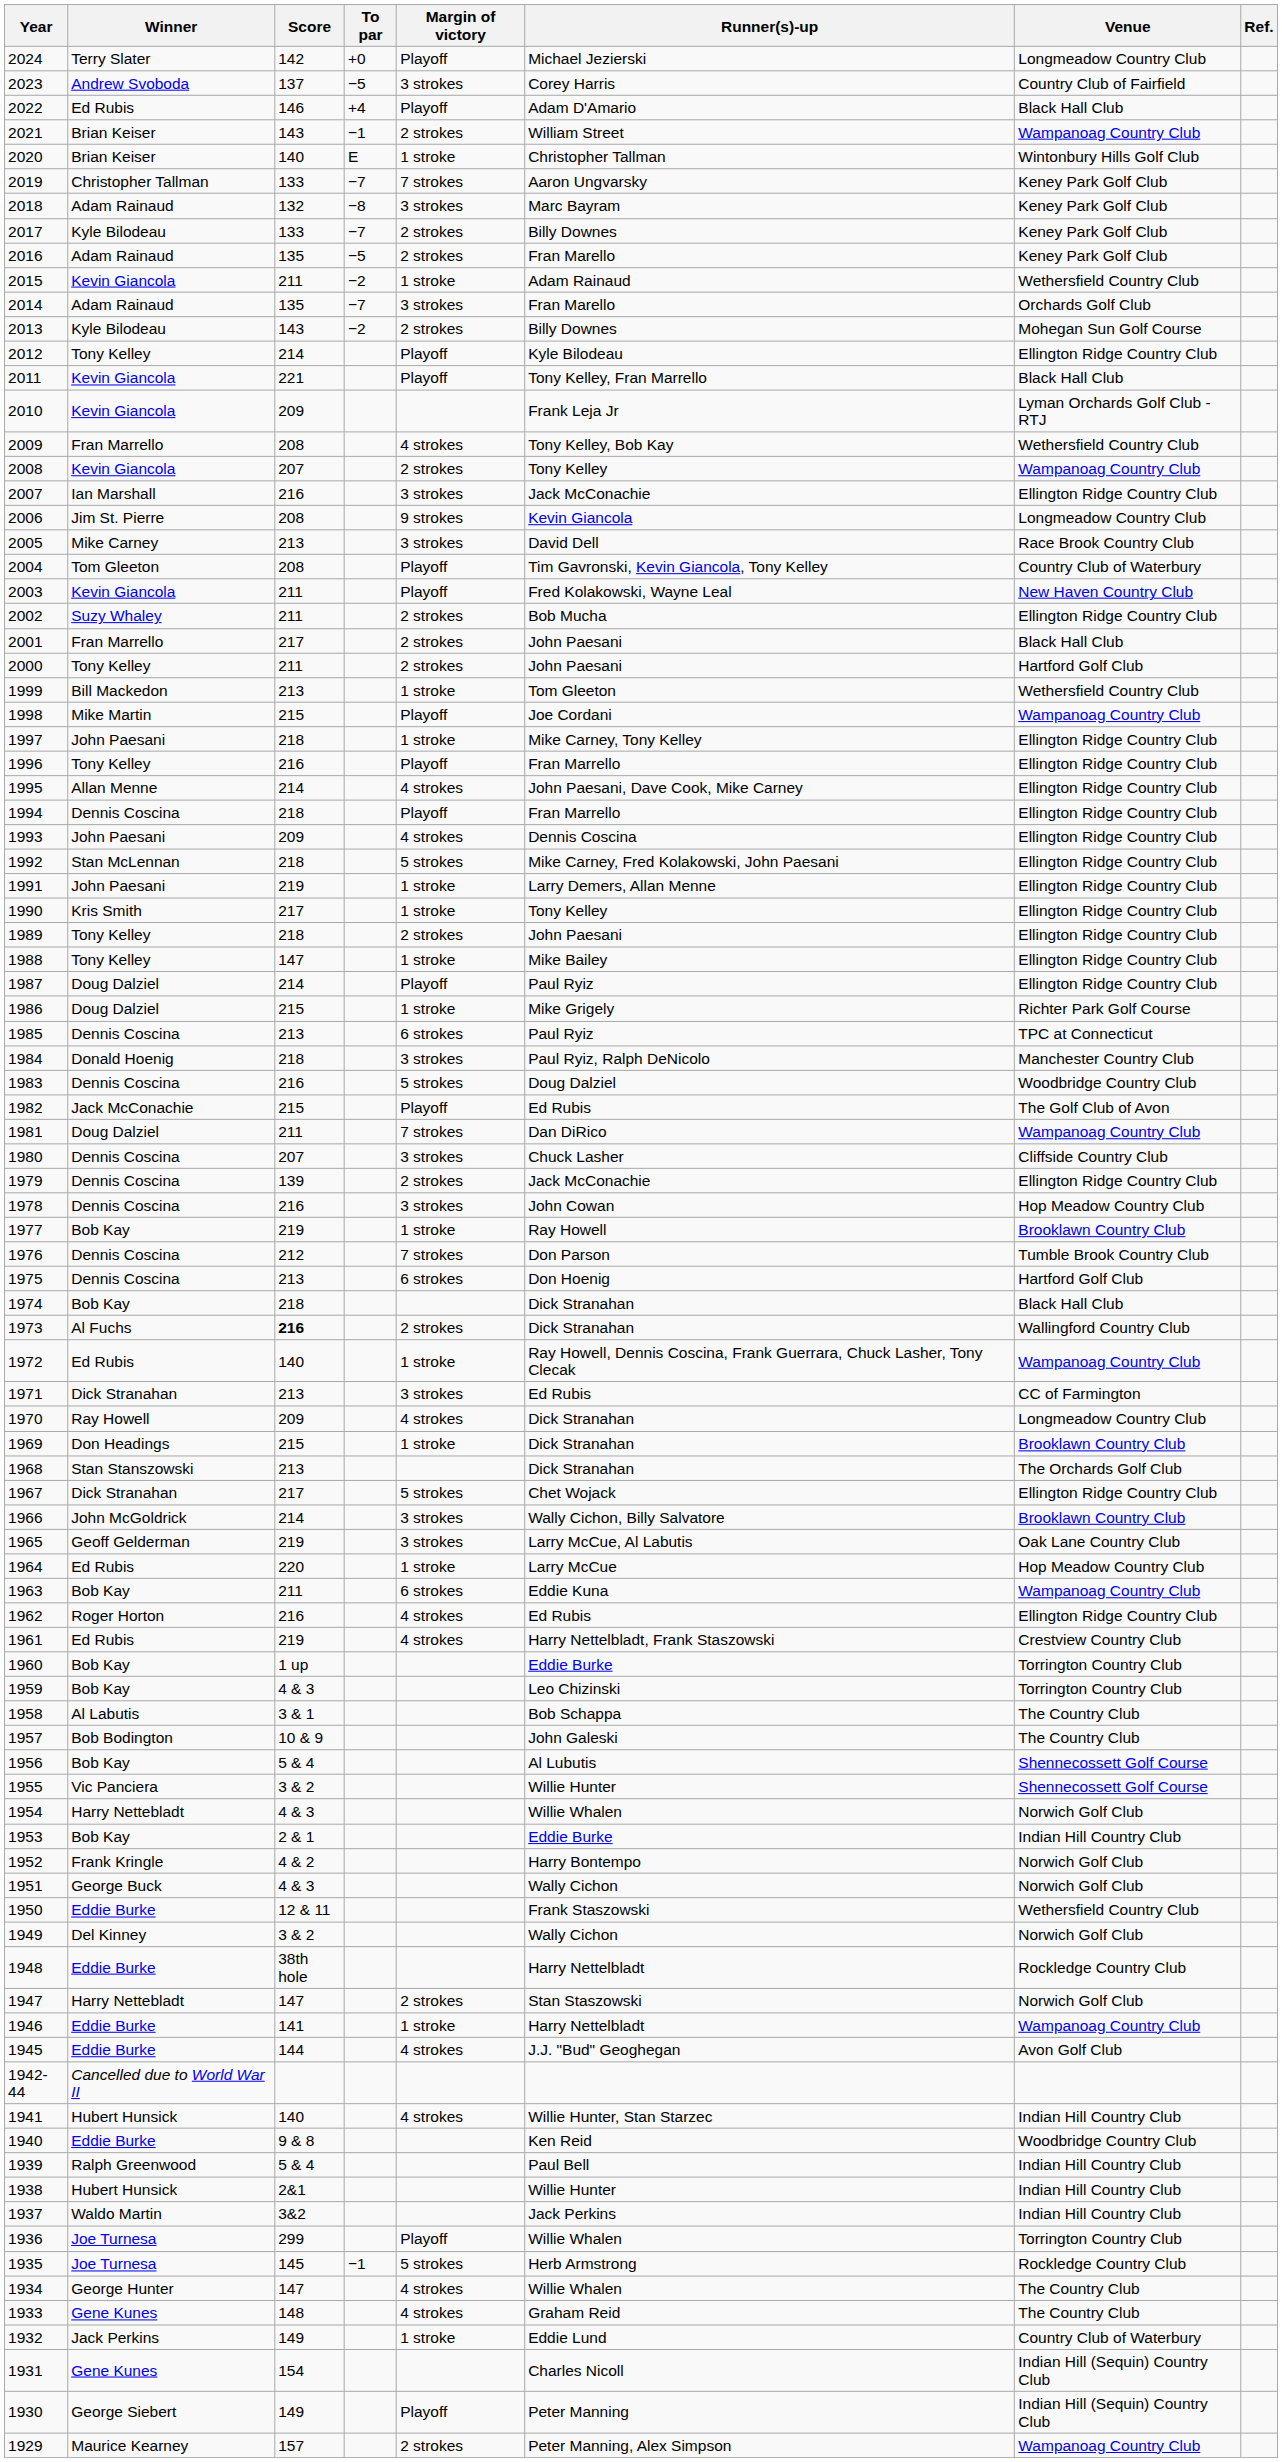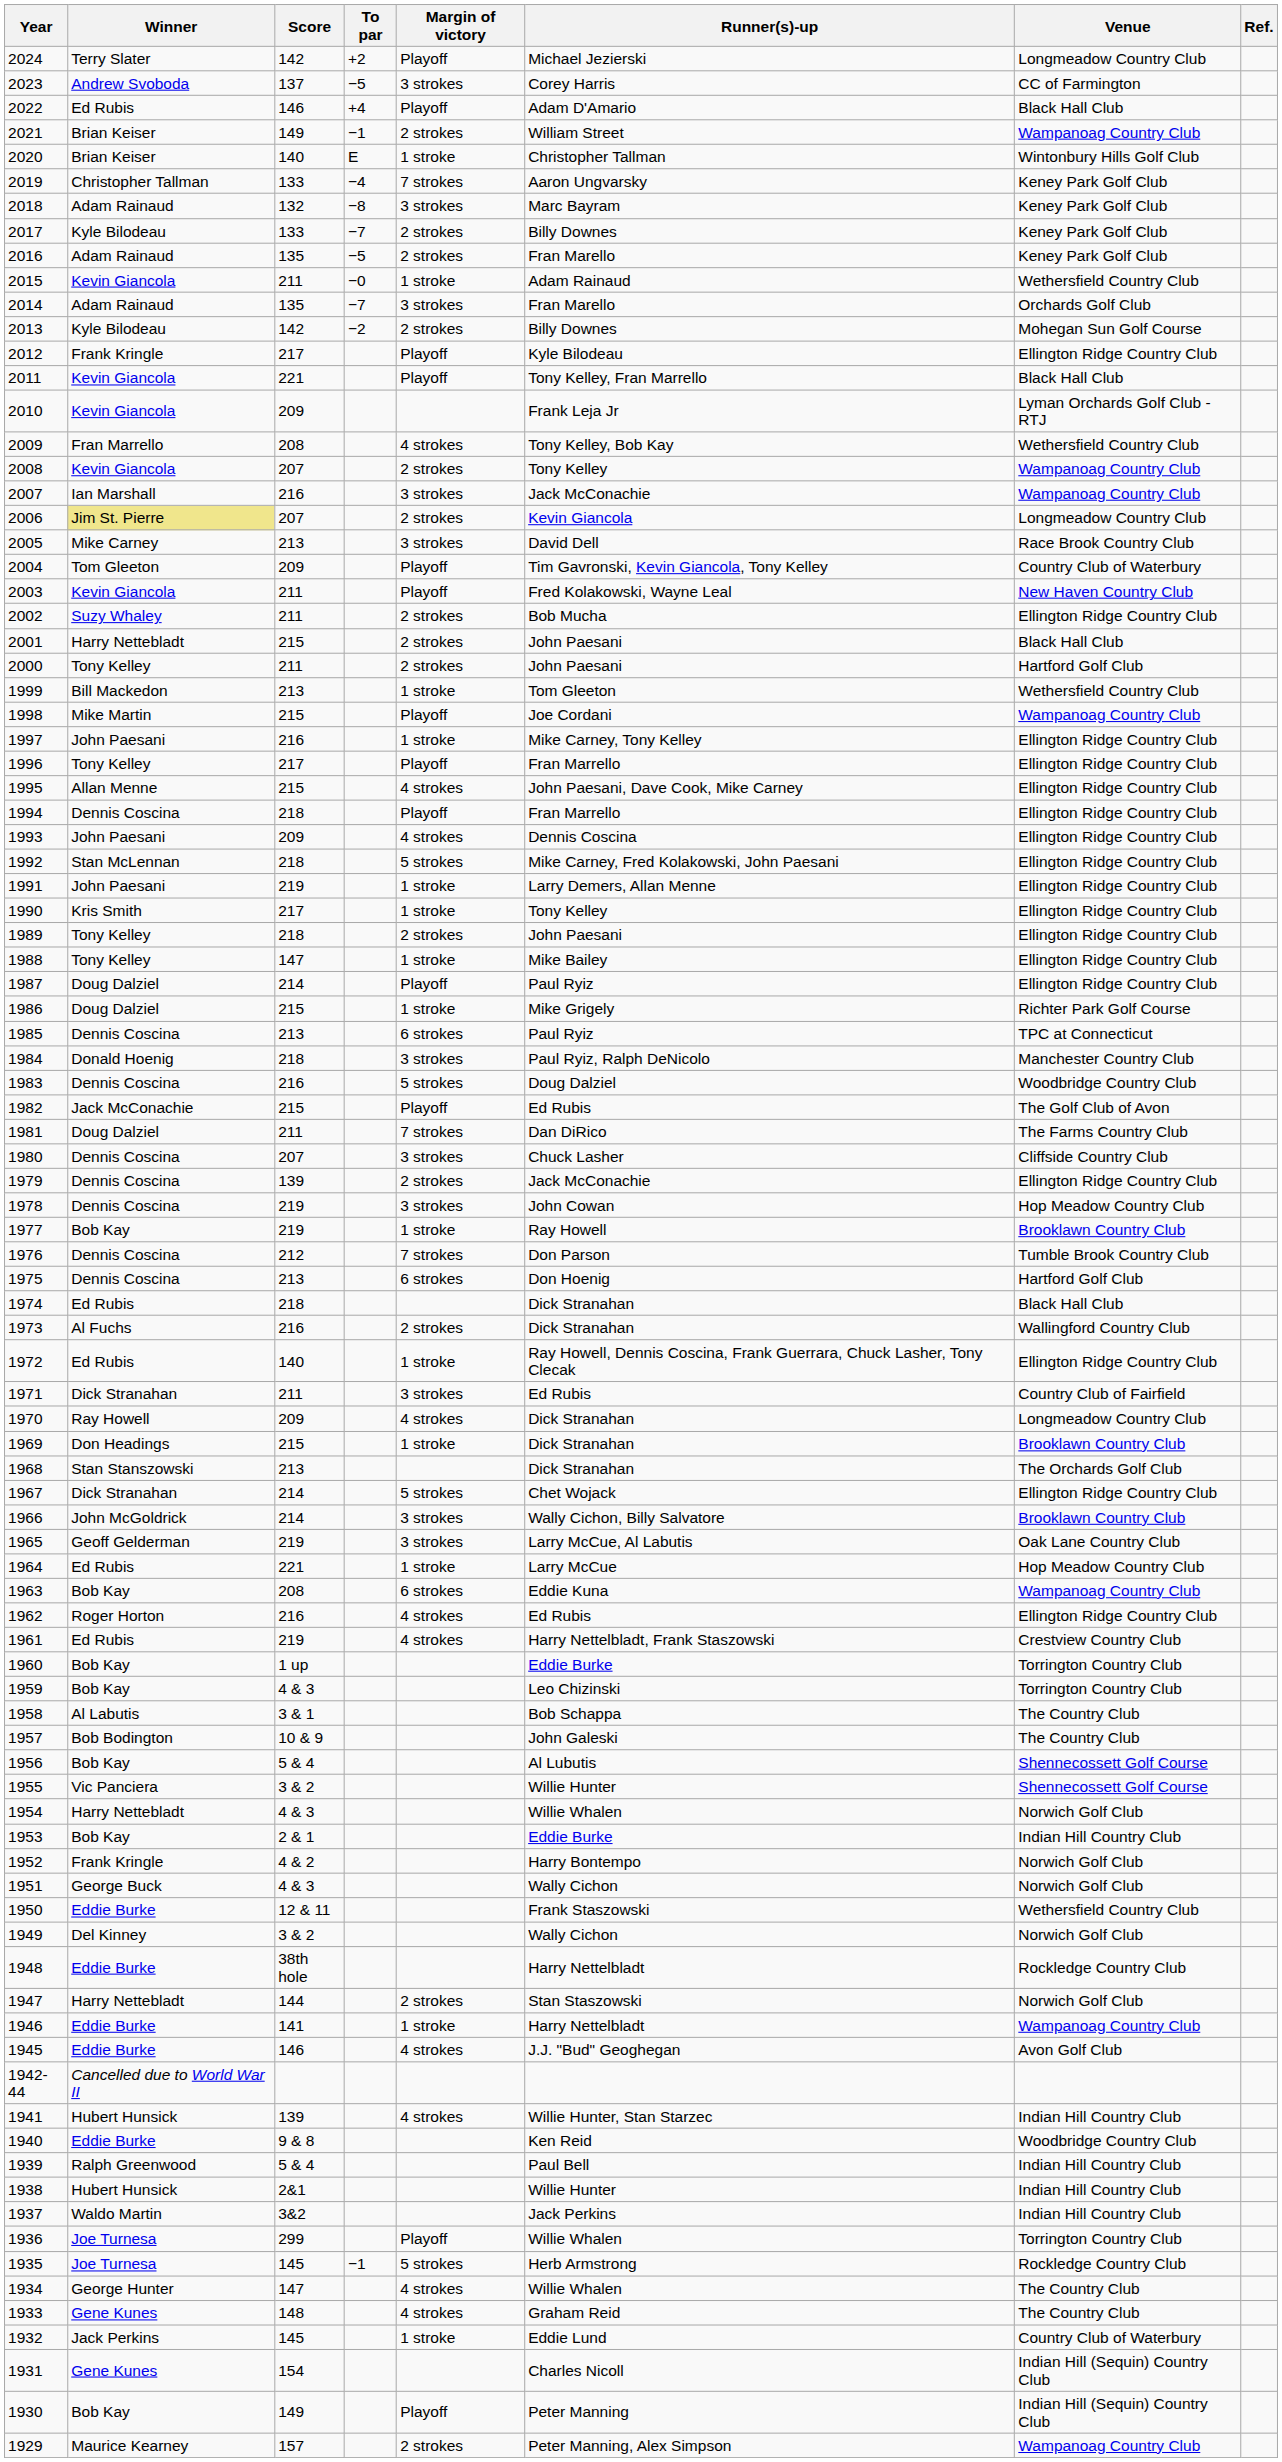(357, 59) +0 -> (357, 59) +2
(1102, 83) Country Club of Fairfield -> (1079, 83) CC of Farmington
(291, 132) 143 -> (291, 132) 149
(357, 182) −7 -> (357, 182) −4
(357, 280) −2 -> (357, 280) −0
(291, 329) 143 -> (291, 329) 142
(111, 353) Tony Kelley -> (117, 353) Frank Kringle
(291, 353) 214 -> (291, 353) 217
(1118, 493) Ellington Ridge Country Club -> (1109, 493) Wampanoag Country Club
(118, 518) no background -> (118, 518) khaki background
(291, 518) 208 -> (291, 518) 207
(432, 518) 9 strokes -> (432, 518) 2 strokes
(291, 567) 208 -> (291, 567) 209
(117, 641) Fran Marrello -> (128, 641) Harry Nettebladt
(291, 641) 217 -> (291, 641) 215
(291, 739) 218 -> (291, 739) 216
(291, 763) 216 -> (291, 763) 217
(291, 788) 214 -> (291, 788) 215
(1109, 1132) Wampanoag Country Club -> (1103, 1132) The Farms Country Club
(291, 1205) 216 -> (291, 1205) 219
(101, 1303) Bob Kay -> (103, 1303) Ed Rubis
(291, 1328) bold -> (291, 1328) normal
(1109, 1361) Wampanoag Country Club -> (1118, 1361) Ellington Ridge Country Club
(291, 1394) 213 -> (291, 1394) 211
(1079, 1394) CC of Farmington -> (1102, 1394) Country Club of Fairfield
(291, 1493) 217 -> (291, 1493) 214
(291, 1566) 220 -> (291, 1566) 221
(291, 1591) 211 -> (291, 1591) 208
(291, 2001) 147 -> (291, 2001) 144
(291, 2050) 144 -> (291, 2050) 146
(291, 2116) 140 -> (291, 2116) 139
(291, 2337) 149 -> (291, 2337) 145
(124, 2412) George Siebert -> (101, 2412) Bob Kay
